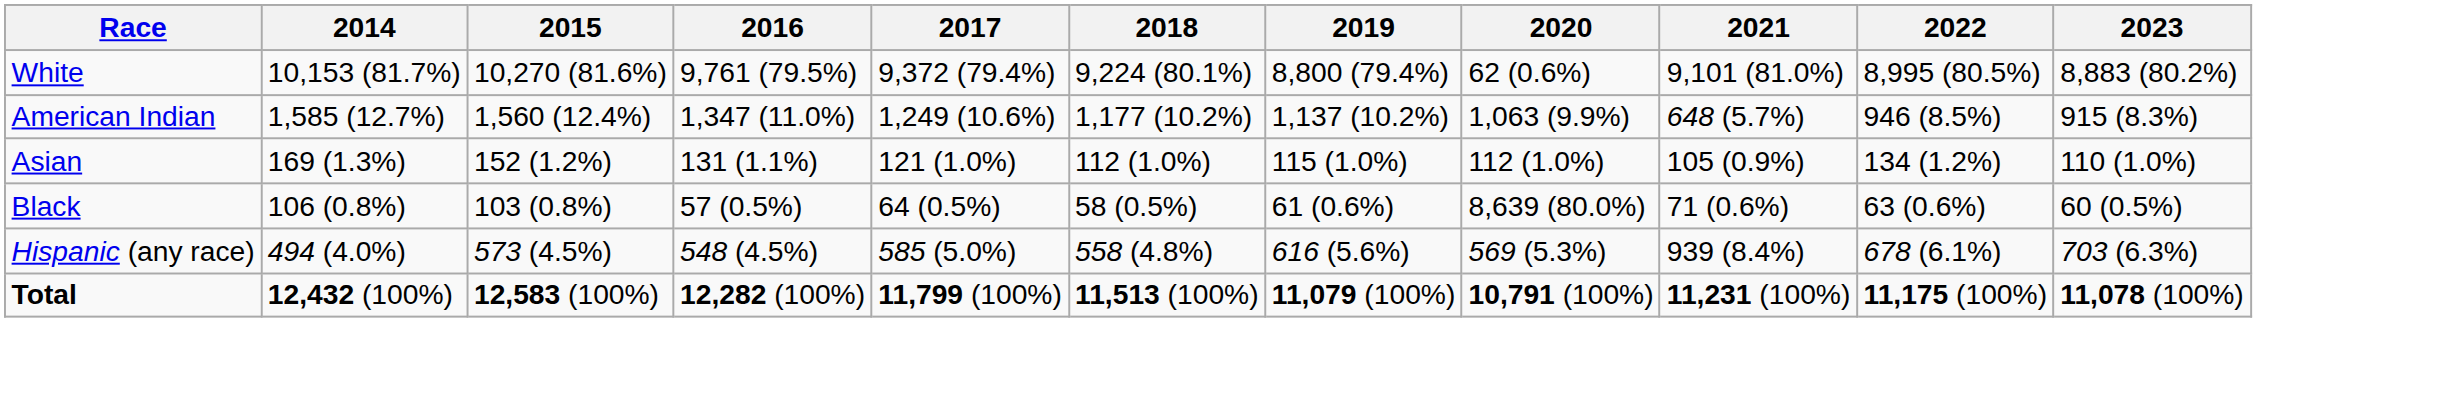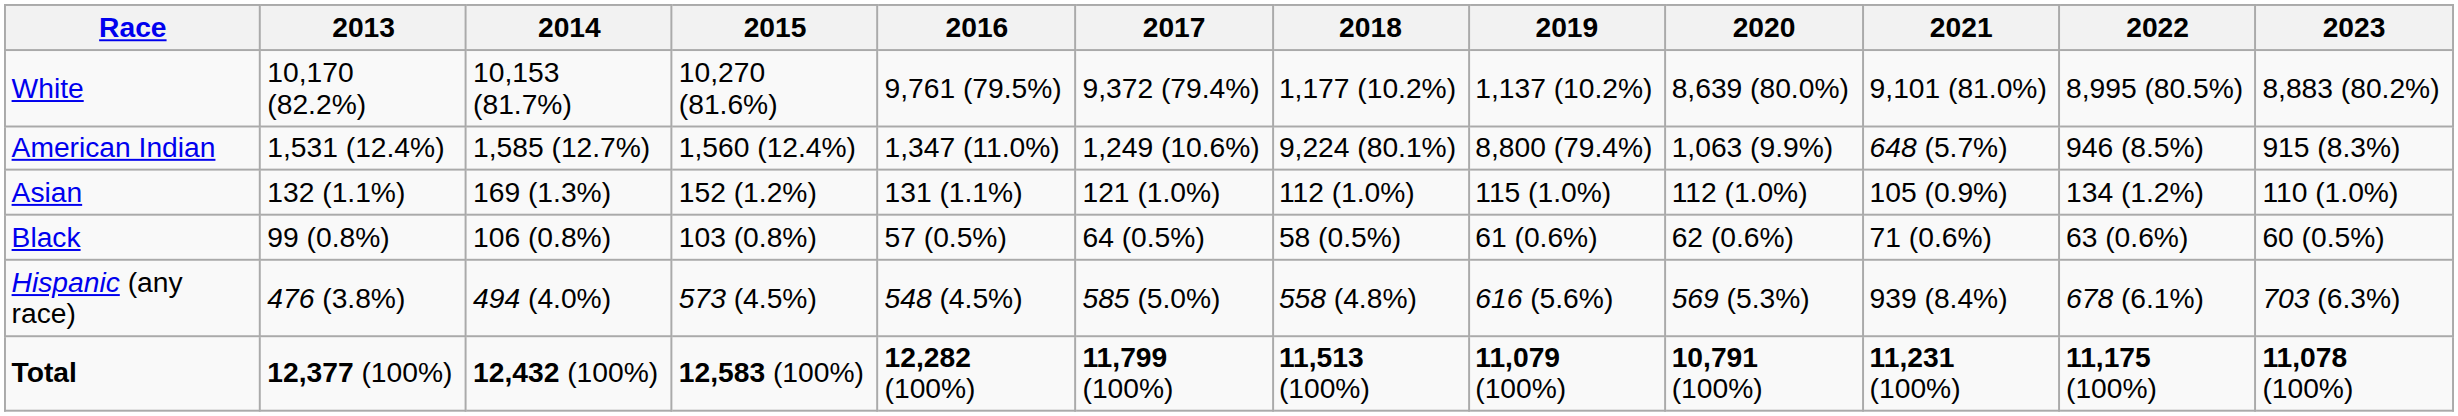+ column: (364, 28)
(1164, 72) 9,224 (80.1%) -> (1367, 88) 1,177 (10.2%)
(1360, 72) 8,800 (79.4%) -> (1564, 88) 1,137 (10.2%)
(1530, 72) 62 (0.6%) -> (1760, 88) 8,639 (80.0%)
(1164, 117) 1,177 (10.2%) -> (1367, 148) 9,224 (80.1%)
(1360, 117) 1,137 (10.2%) -> (1564, 148) 8,800 (79.4%)
(1557, 206) 8,639 (80.0%) -> (1733, 237) 62 (0.6%)
